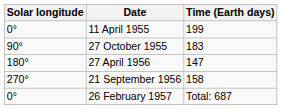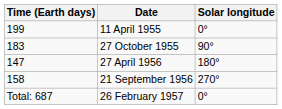columns swapped: (45, 12) <-> (230, 12)
